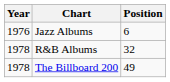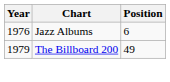- row: (66, 49)
(18, 67) 1978 -> (18, 49) 1979
